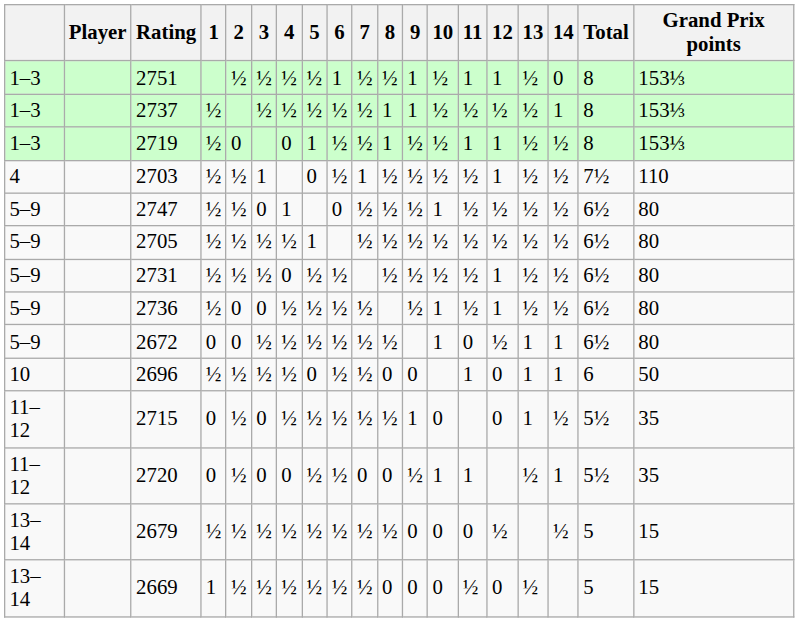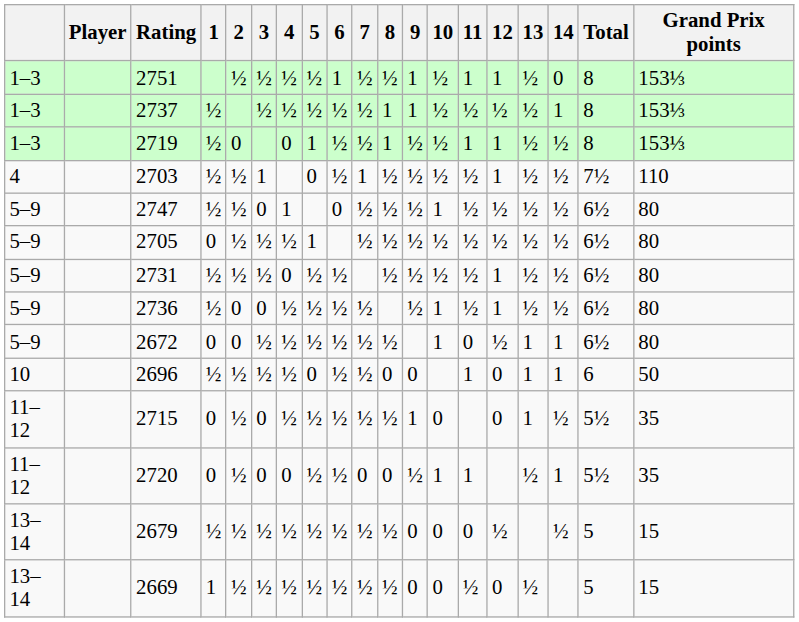(214, 242) ½ -> (211, 242) 0
(387, 588) 0 -> (390, 588) ½
